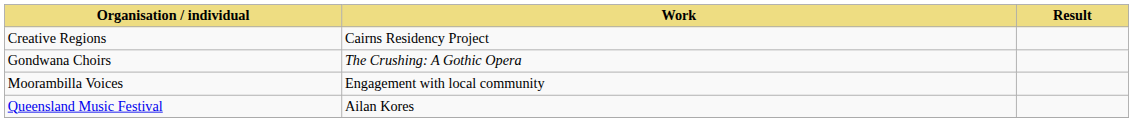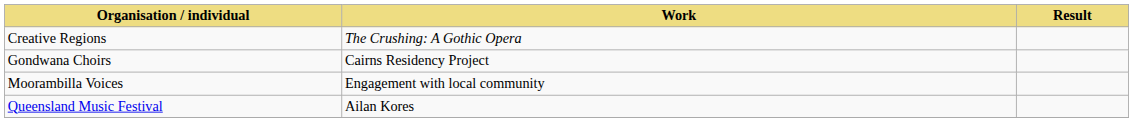(417, 38) Cairns Residency Project -> (433, 38) The Crushing: A Gothic Opera
(433, 60) The Crushing: A Gothic Opera -> (417, 60) Cairns Residency Project
